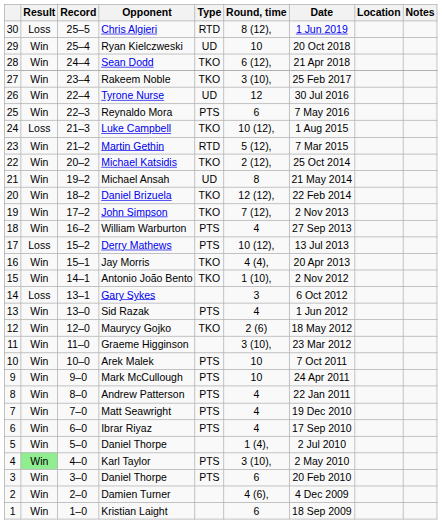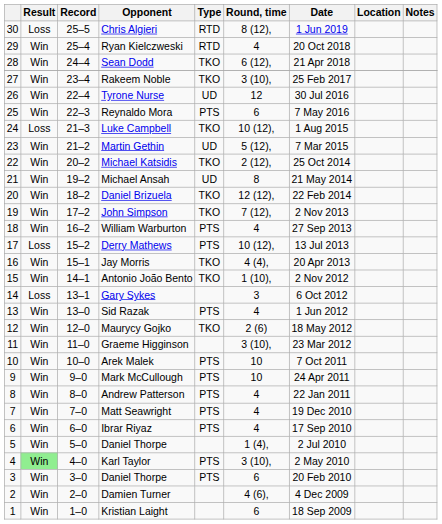(209, 46) UD -> (209, 46) RTD
(256, 46) 10 -> (256, 46) 4
(209, 146) RTD -> (209, 146) UD
